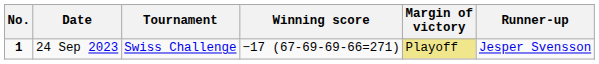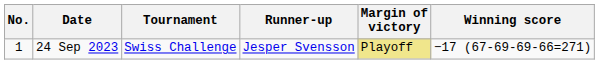columns swapped: (321, 22) <-> (535, 22)
(19, 49) bold -> (19, 49) normal
